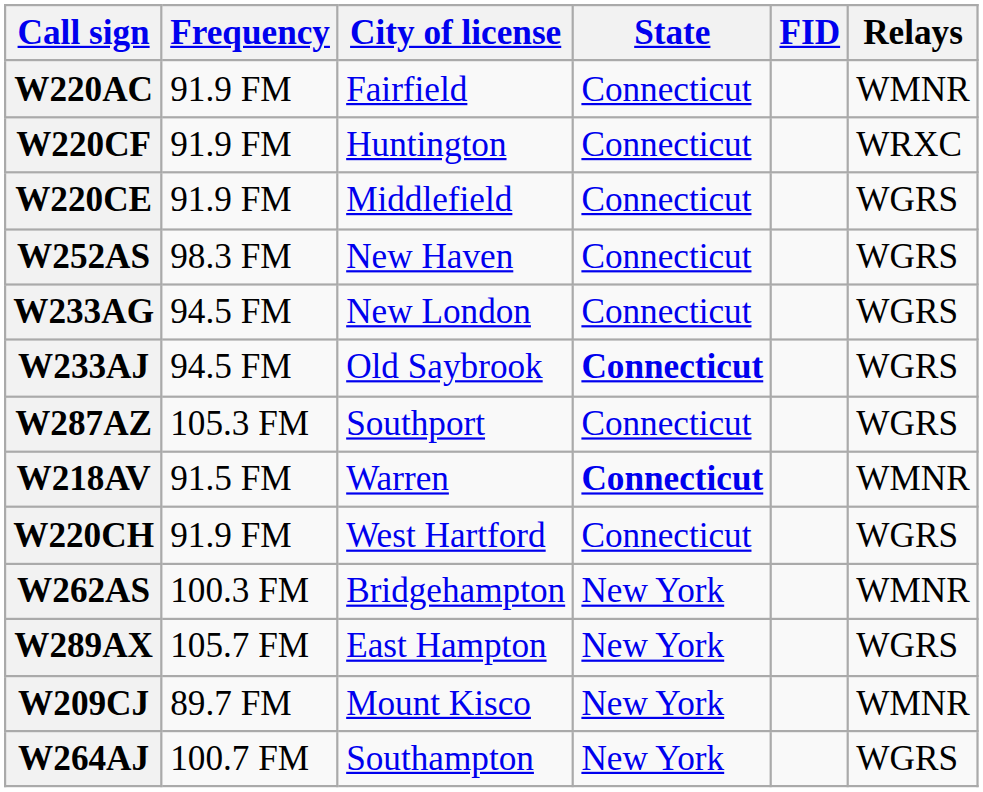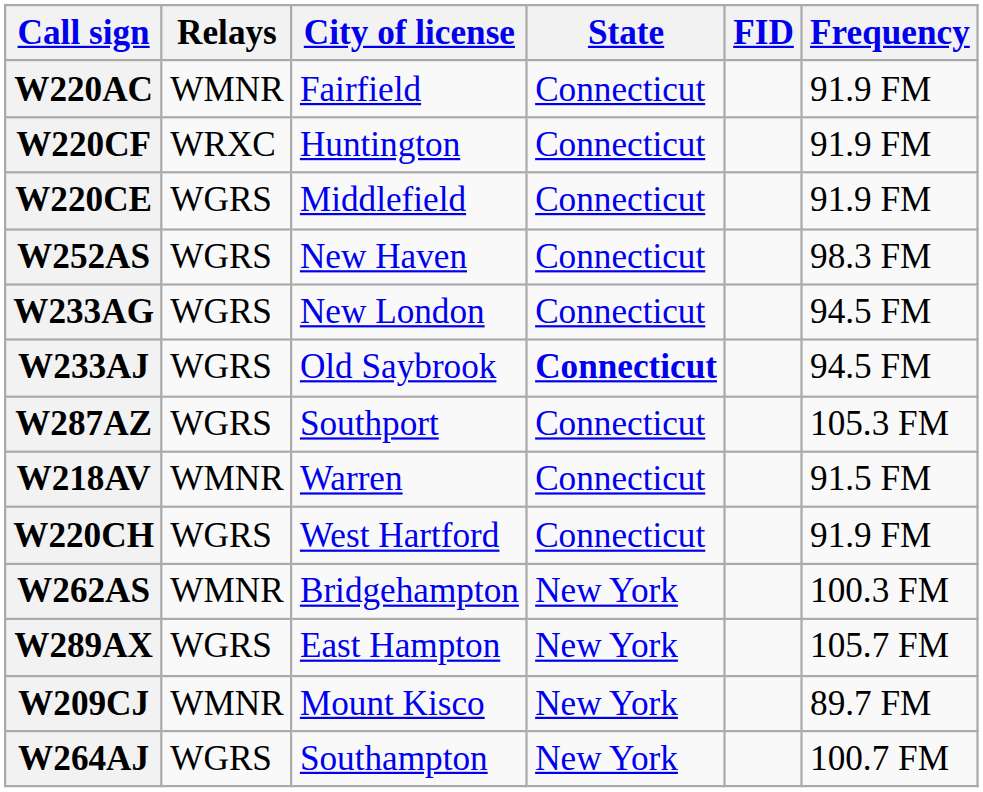columns swapped: (250, 32) <-> (913, 32)
(672, 479) bold -> (620, 479) normal
